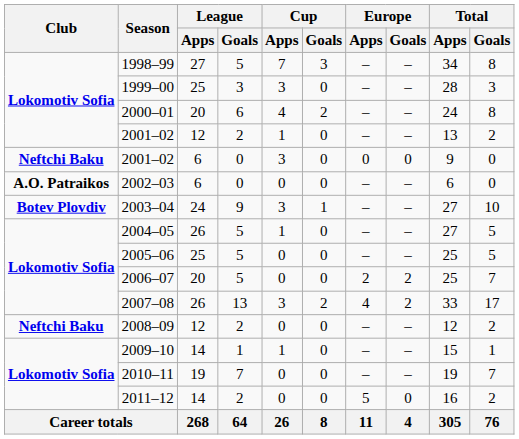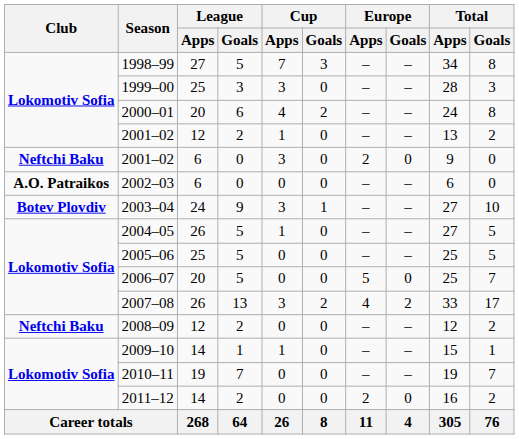(366, 159) 0 -> (366, 159) 2
(366, 278) 2 -> (366, 278) 5
(408, 278) 2 -> (408, 278) 0
(366, 398) 5 -> (366, 398) 2
